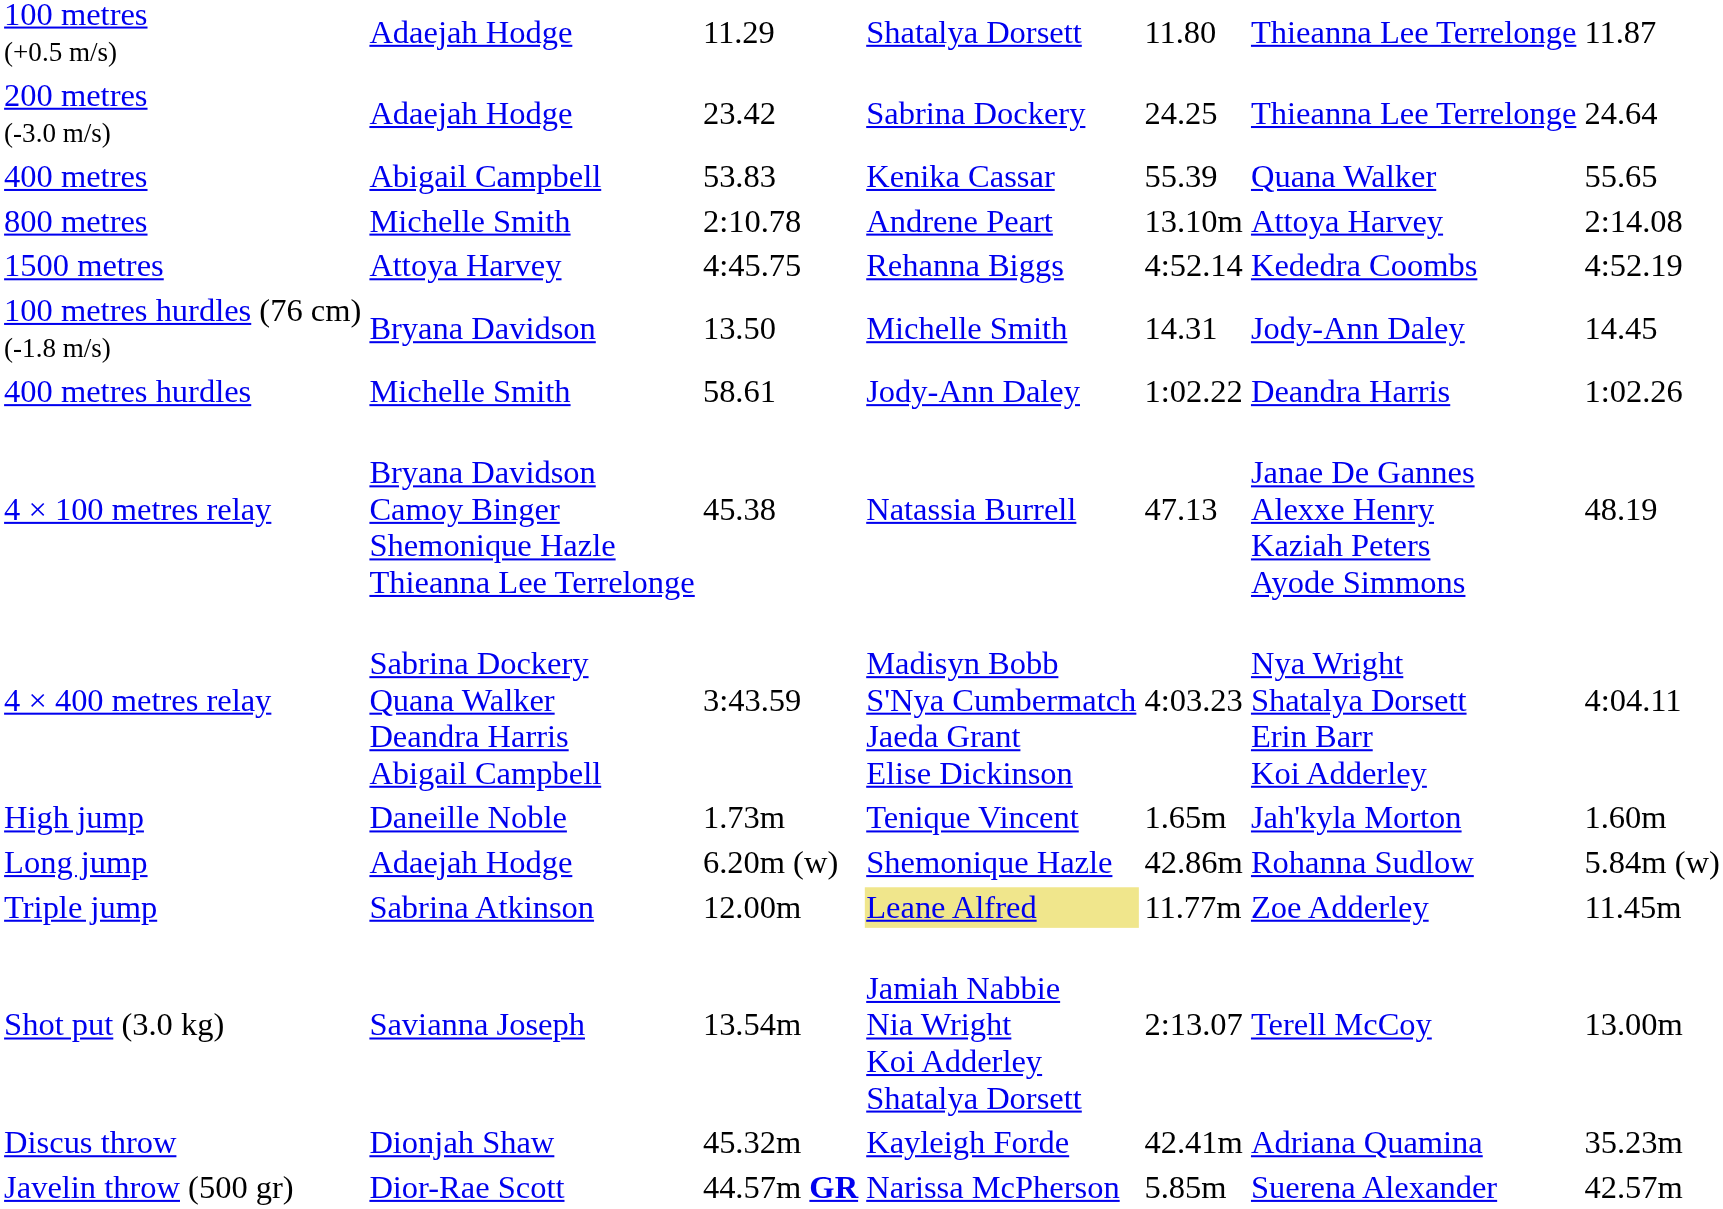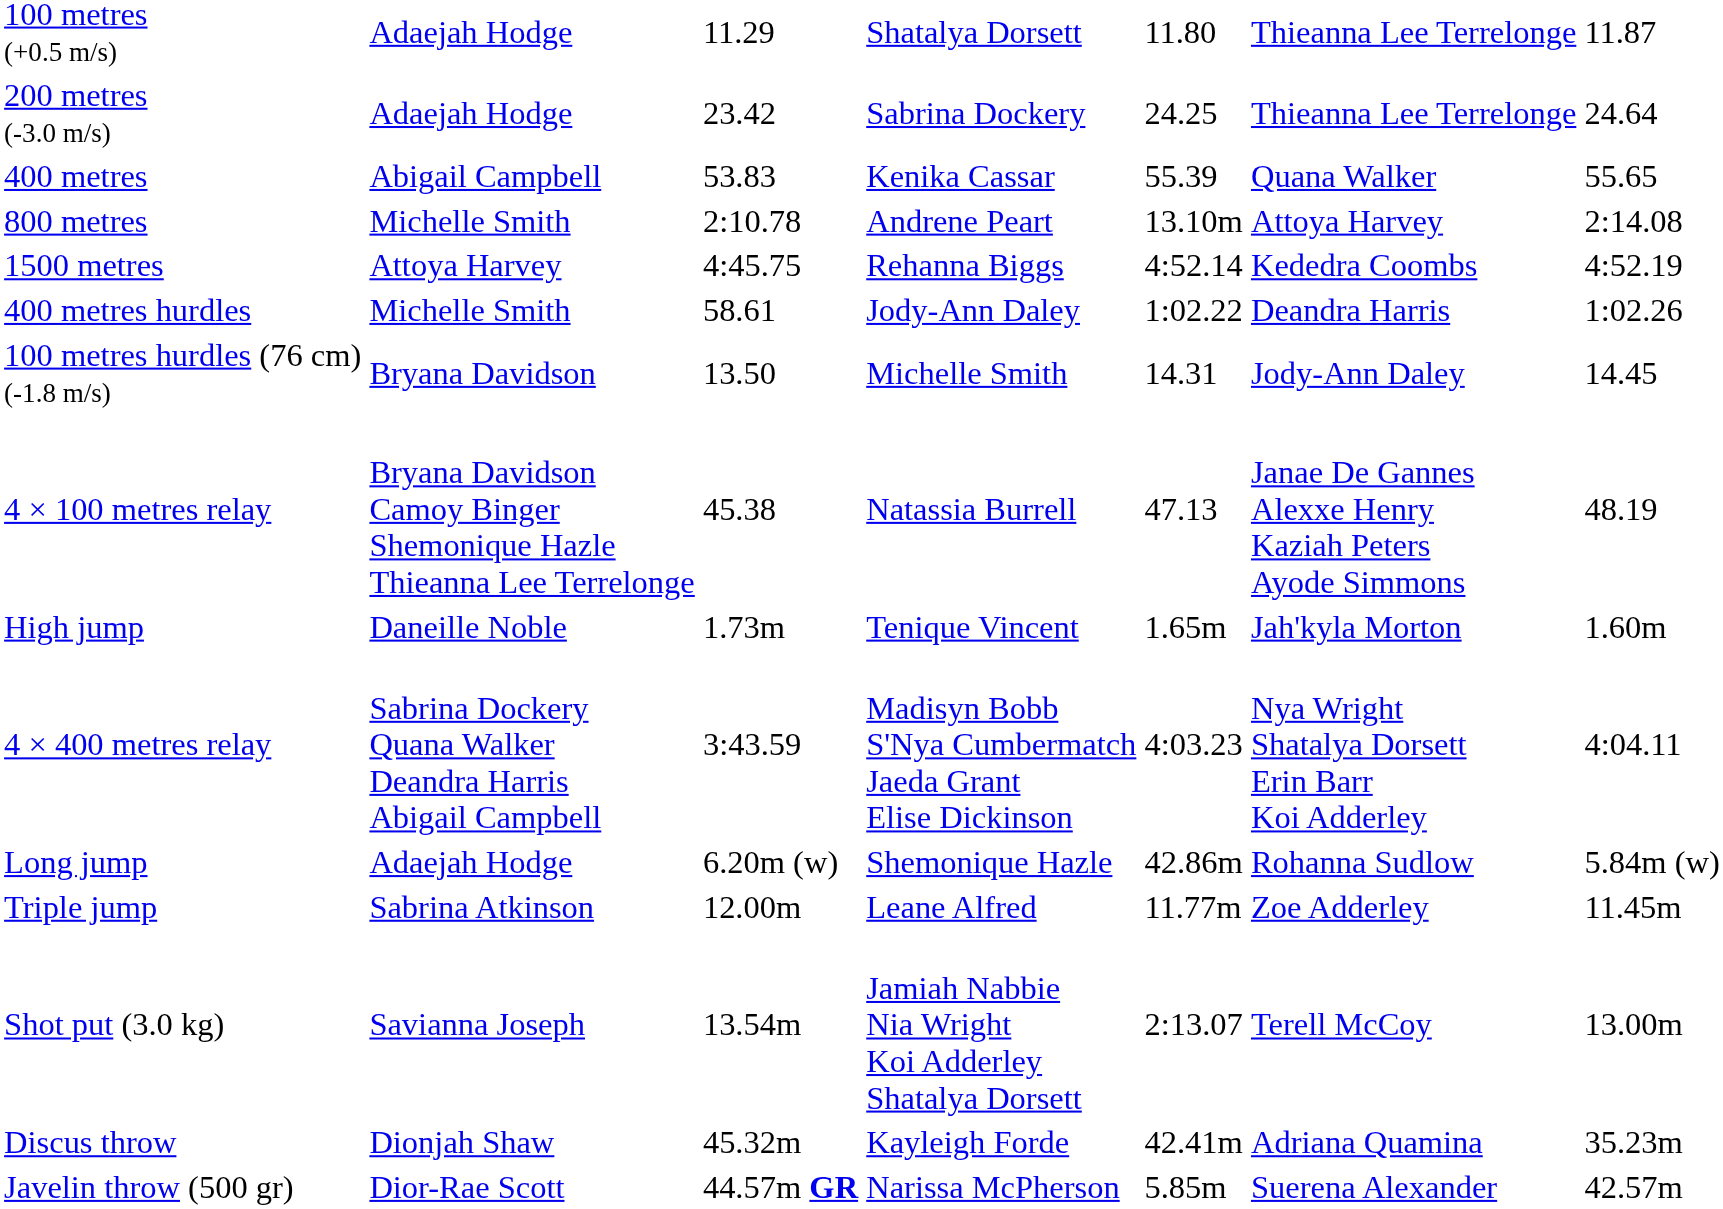rows swapped: (183, 328) <-> (128, 391)
rows swapped: (138, 699) <-> (74, 817)
(951, 907) khaki background -> (951, 907) no background
